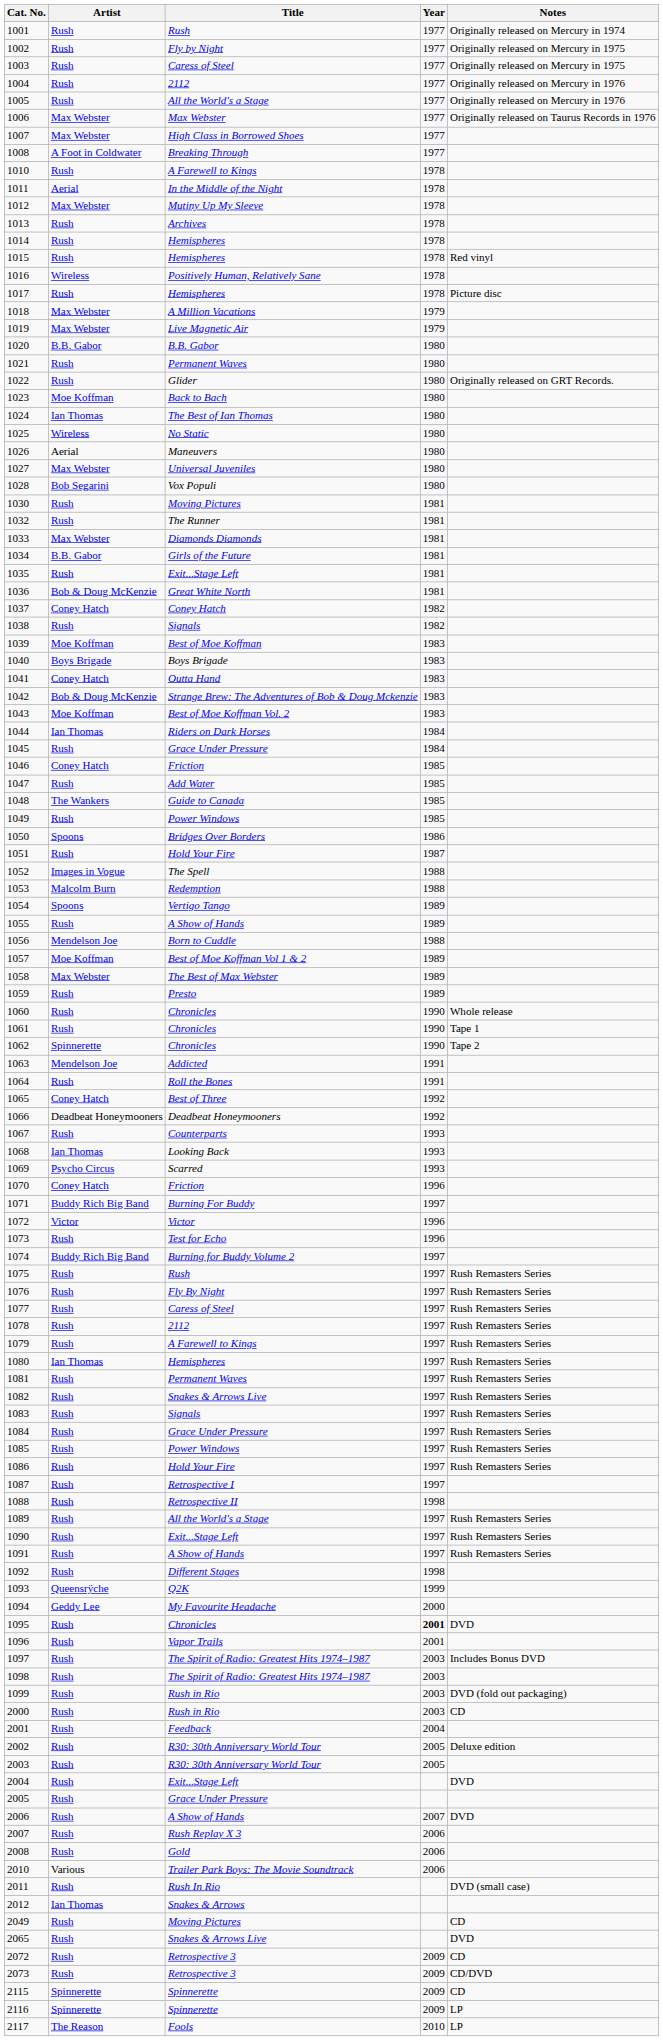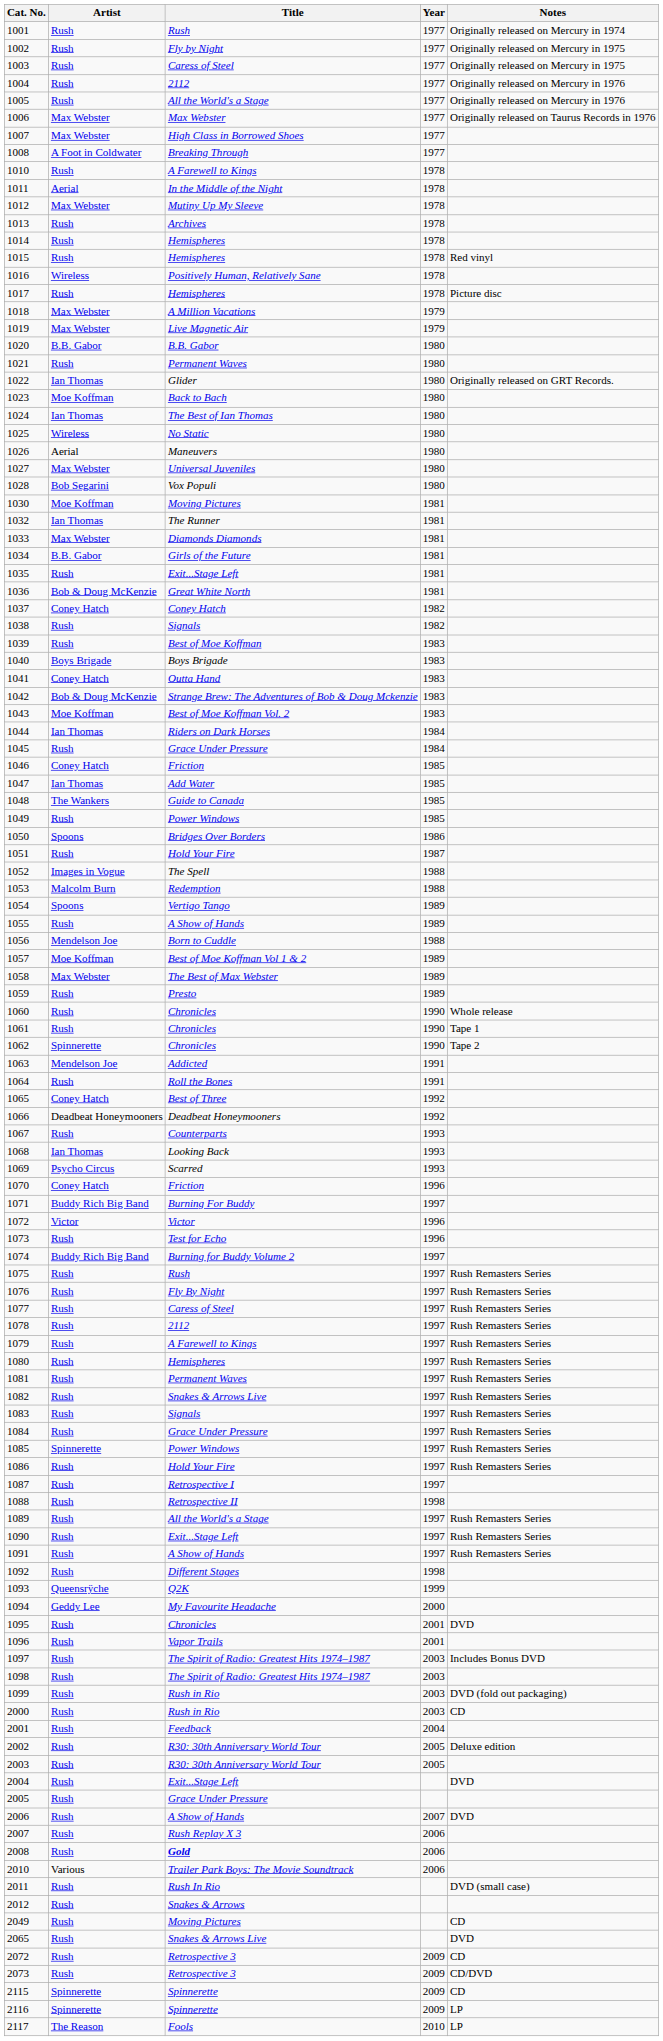(62, 380) Rush -> (77, 380) Ian Thomas
(62, 503) Rush -> (82, 503) Moe Koffman
(62, 521) Rush -> (77, 521) Ian Thomas
(82, 643) Moe Koffman -> (62, 643) Rush
(62, 783) Rush -> (77, 783) Ian Thomas
(77, 1361) Ian Thomas -> (62, 1361) Rush
(62, 1448) Rush -> (76, 1448) Spinnerette
(434, 1624) bold -> (434, 1624) normal
(179, 1851) normal -> (179, 1851) bold
(77, 1904) Ian Thomas -> (62, 1904) Rush
